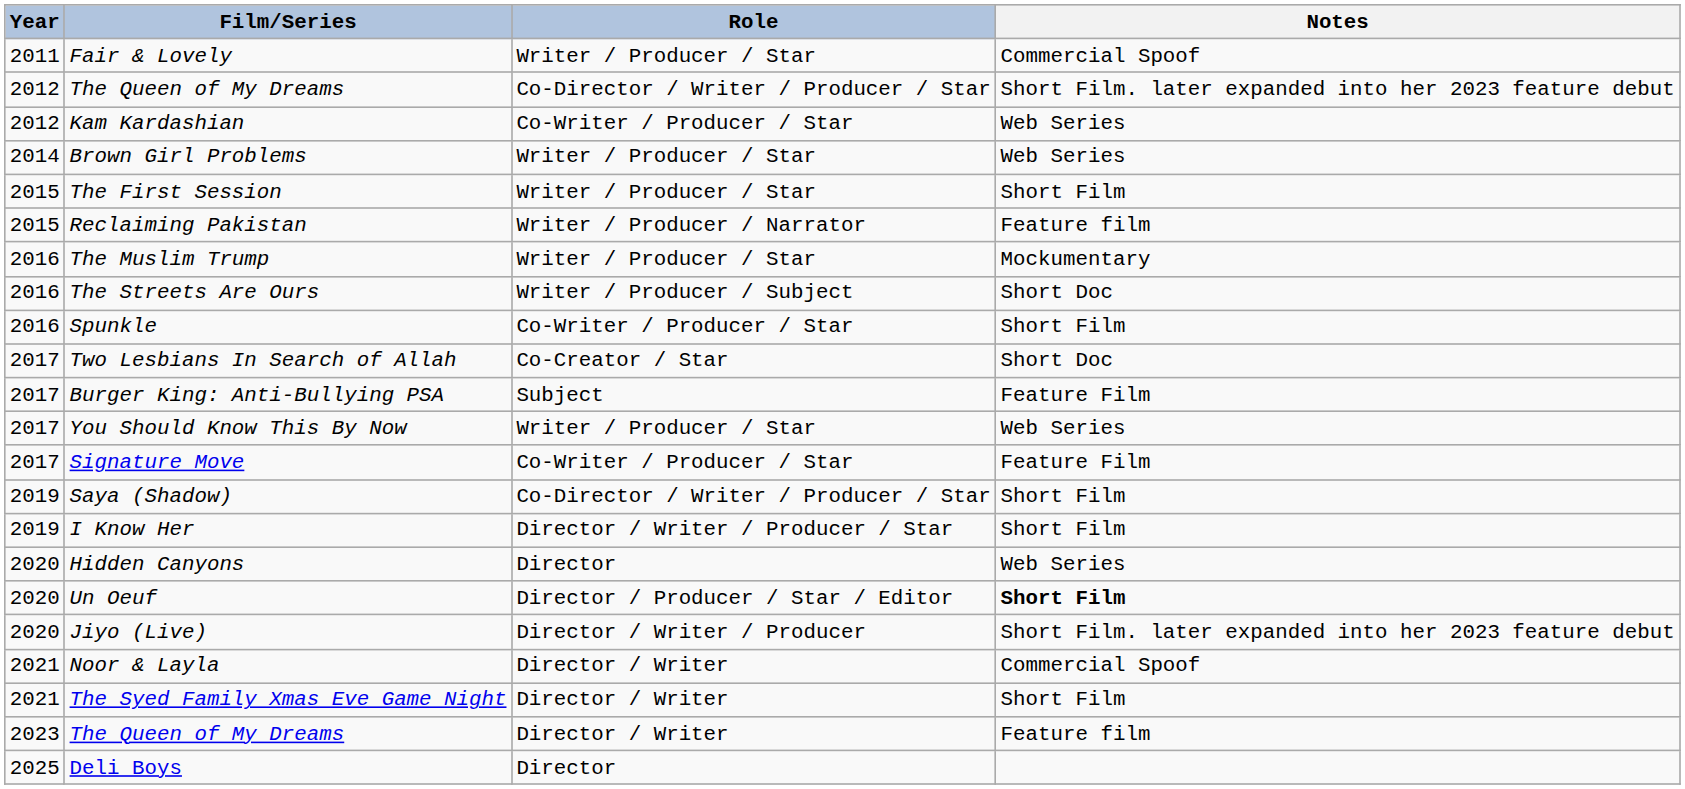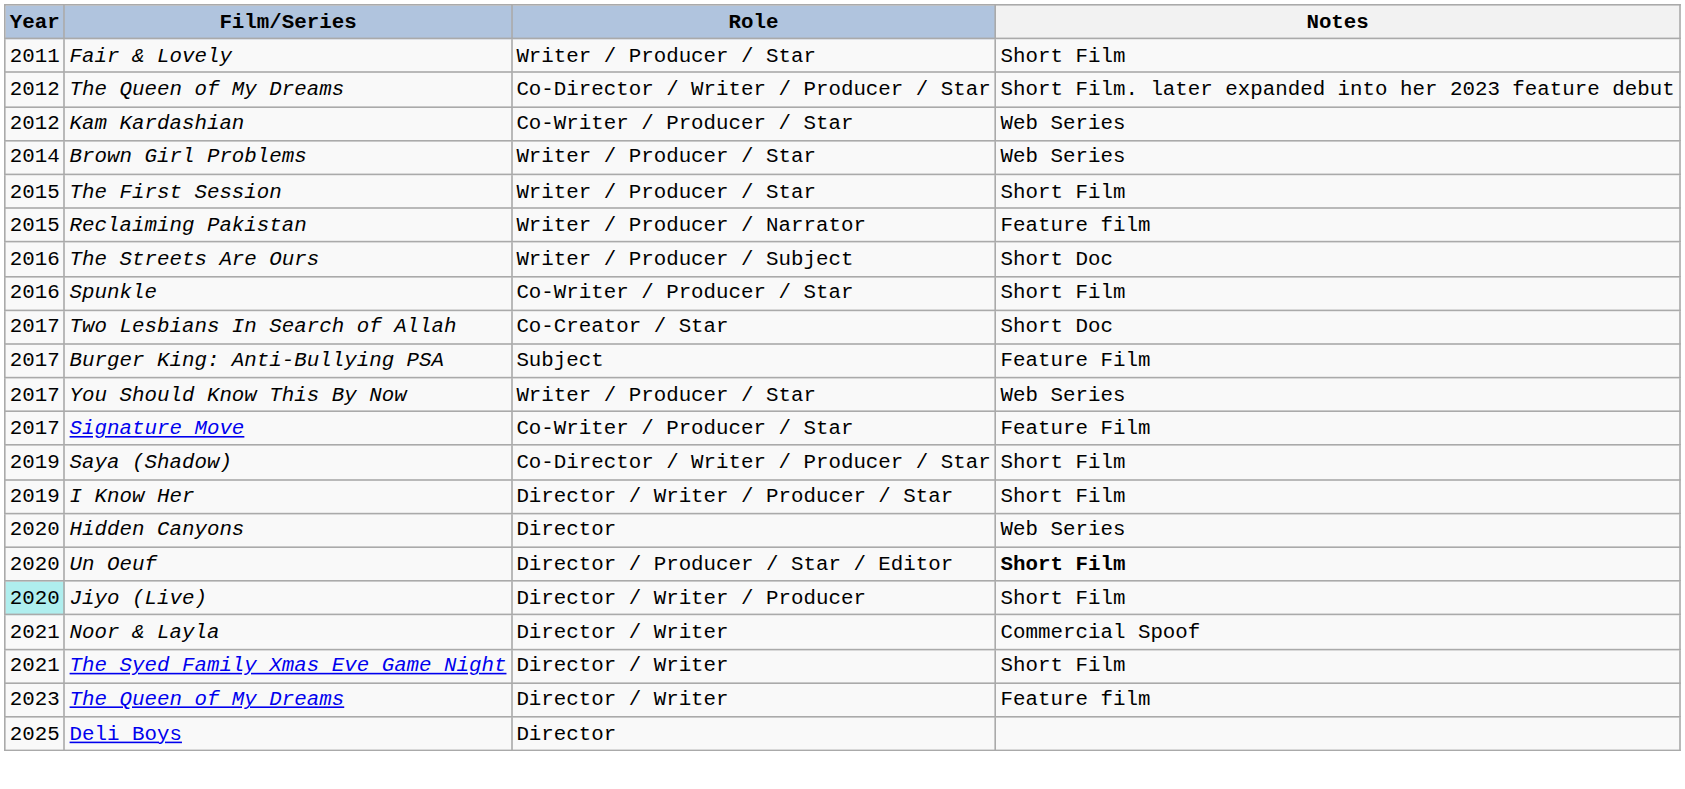(1100, 56) Commercial Spoof -> (1063, 56) Short Film
- row: (169, 259)
(35, 632) no background -> (35, 598) paleturquoise background
(1338, 632) Short Film. later expanded into her 2023 feature debut -> (1063, 598) Short Film
